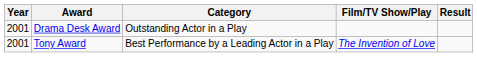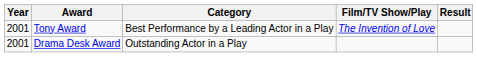rows swapped: (60, 45) <-> (77, 29)
